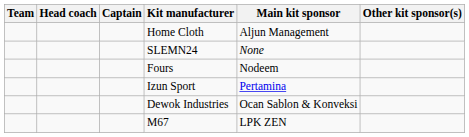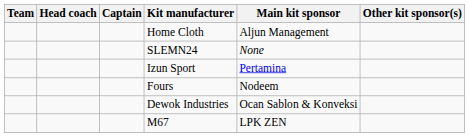rows swapped: (171, 86) <-> (160, 68)
